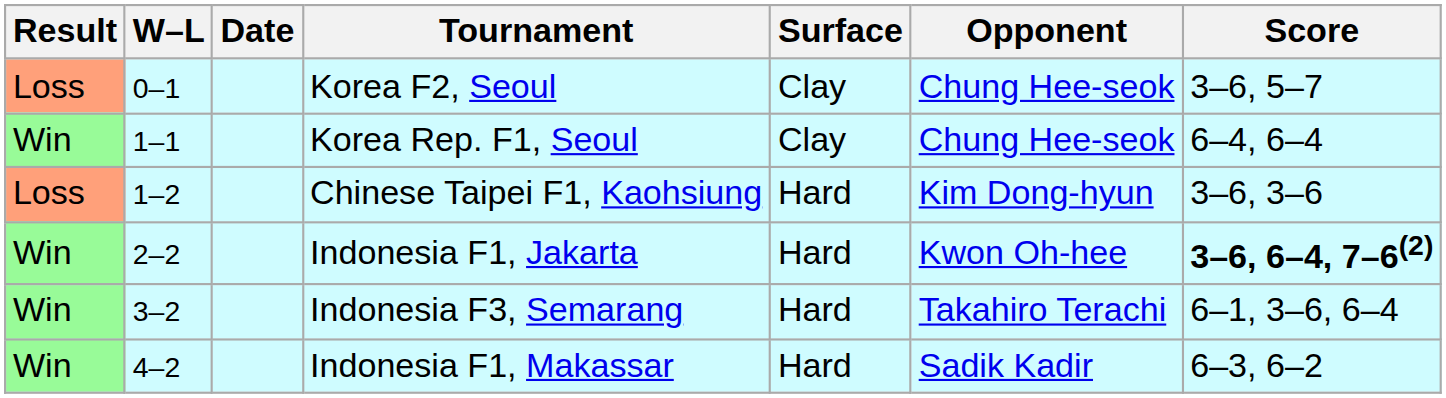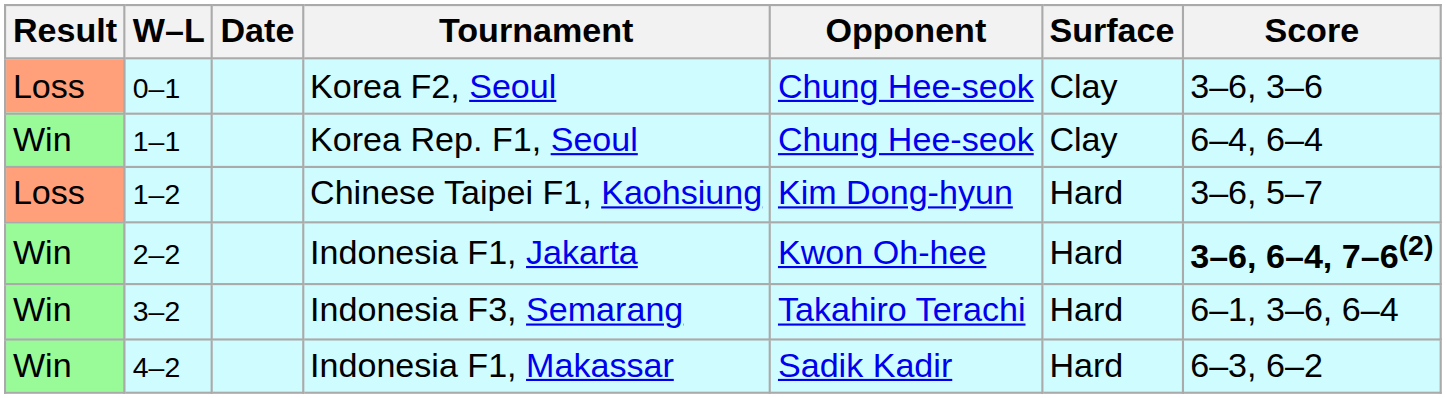columns swapped: (840, 31) <-> (1047, 31)
(1257, 85) 3–6, 5–7 -> (1257, 85) 3–6, 3–6
(1257, 193) 3–6, 3–6 -> (1257, 193) 3–6, 5–7
